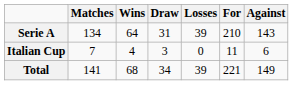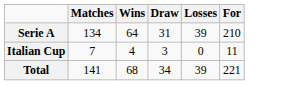- column: (266, 13)
